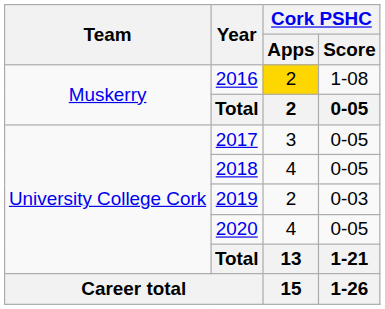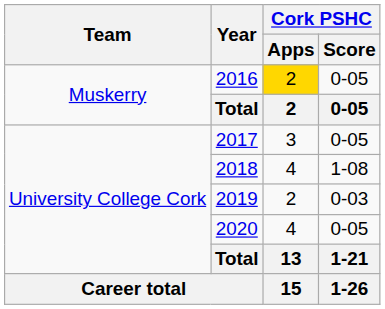(349, 79) 1-08 -> (349, 79) 0-05
(349, 169) 0-05 -> (349, 169) 1-08
